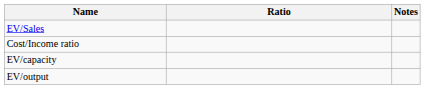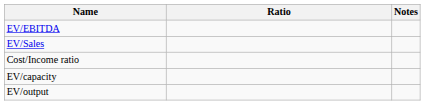+ row: (33, 28)
